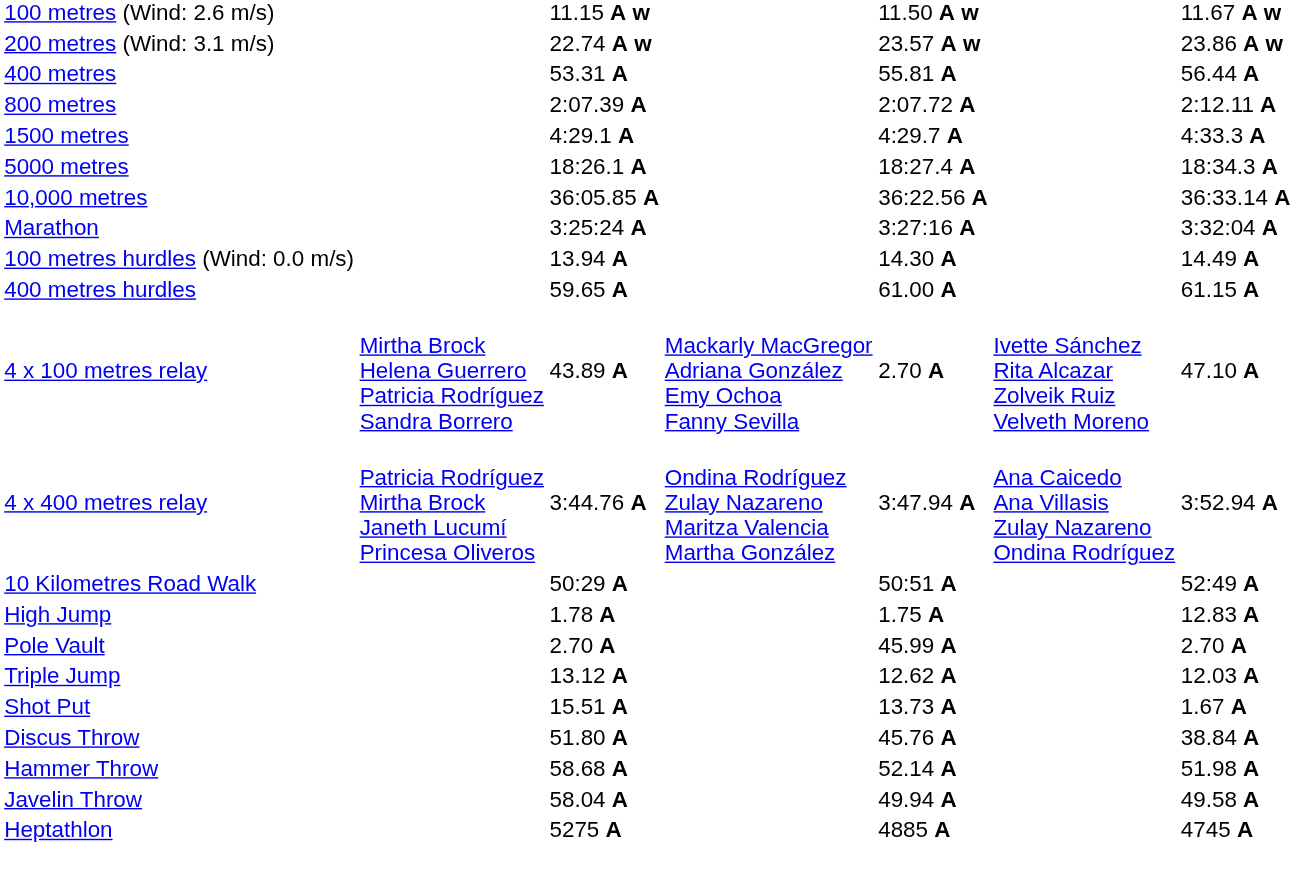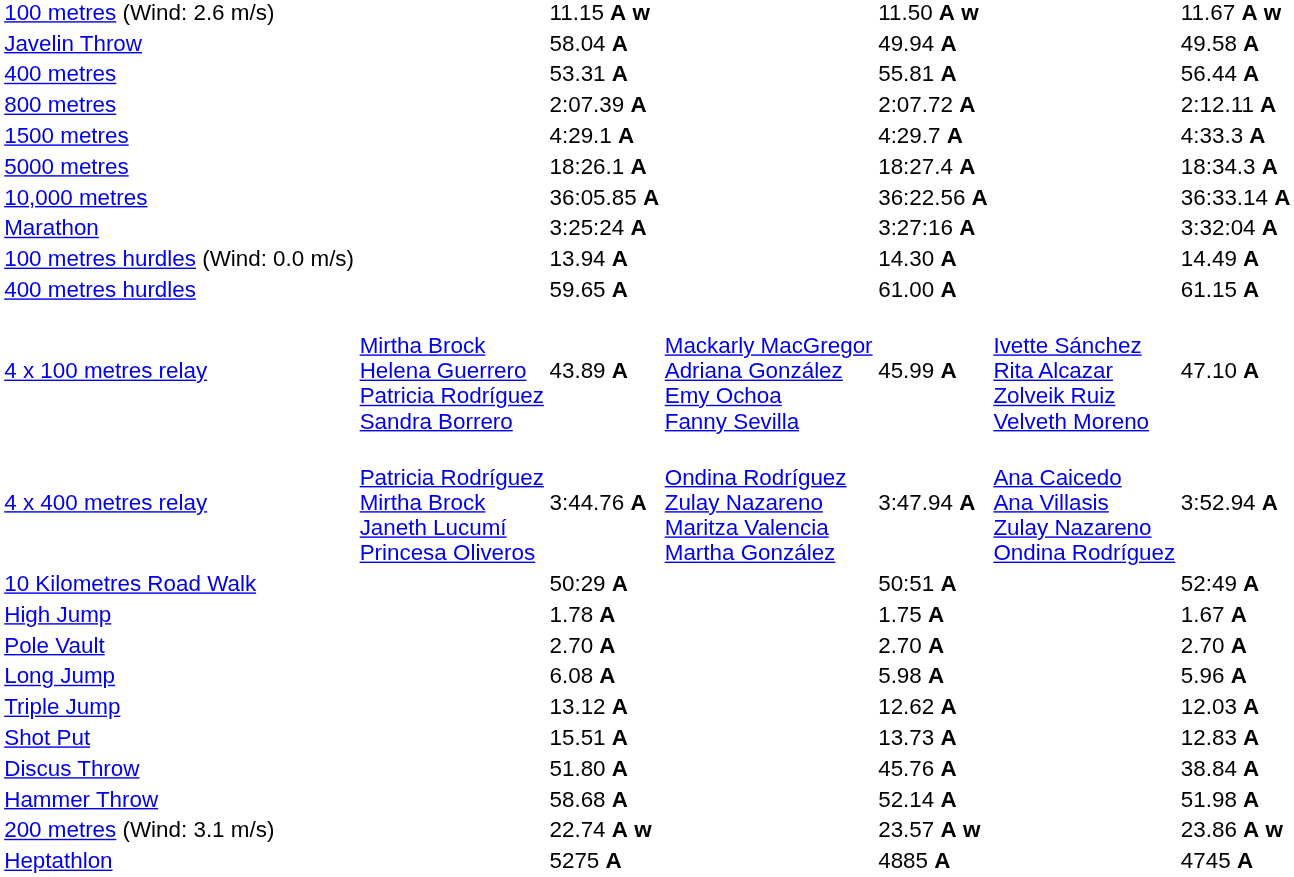rows swapped: (139, 43) <-> (73, 799)
(911, 370) 2.70 A -> (917, 370) 45.99 A
(1220, 614) 12.83 A -> (1214, 614) 1.67 A
(917, 645) 45.99 A -> (911, 645) 2.70 A
+ row: (60, 676)
(1214, 706) 1.67 A -> (1220, 737) 12.83 A
